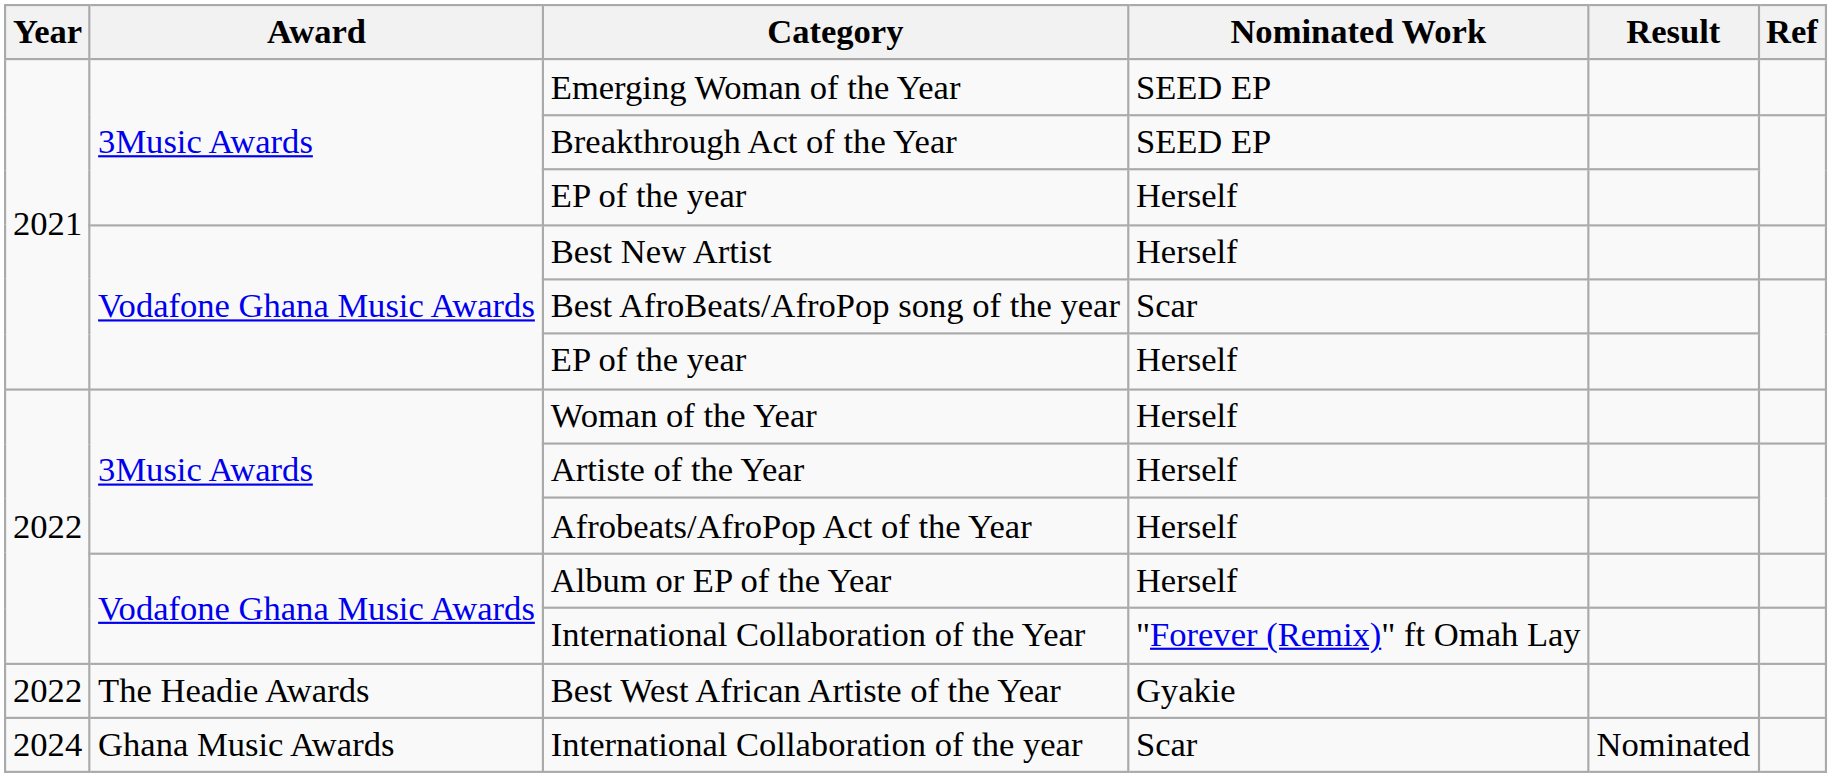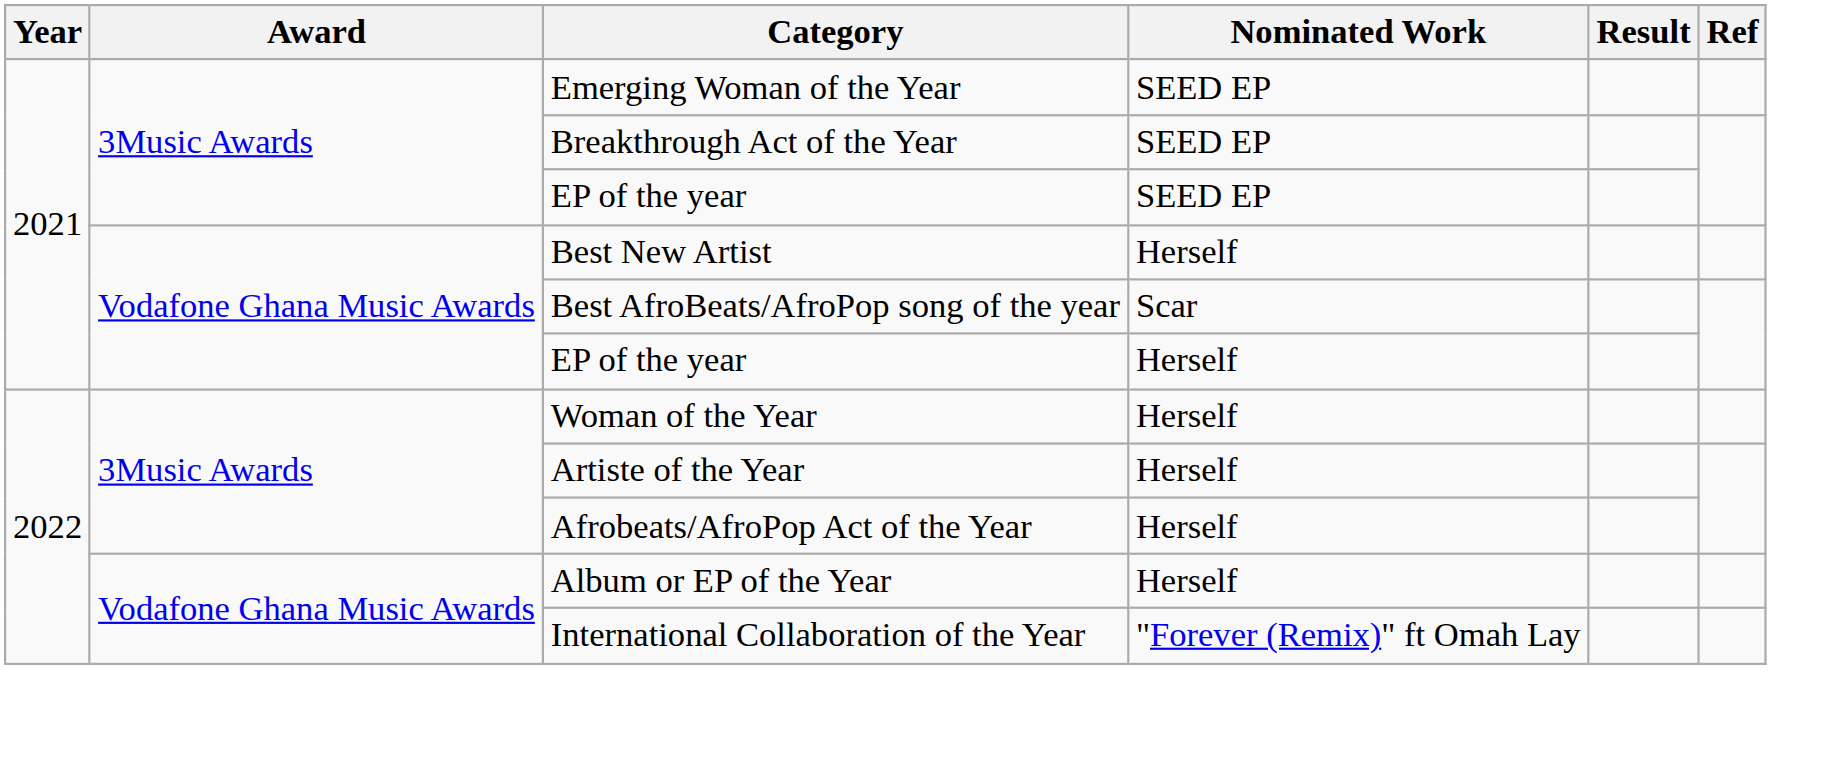(1187, 196) Herself -> (1204, 196) SEED EP
- row: (234, 689)
- row: (246, 744)
